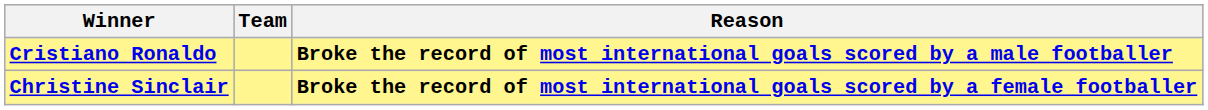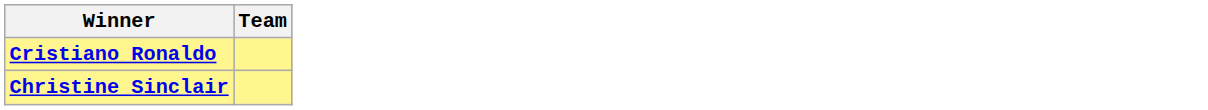- column: (747, 21)
